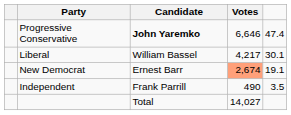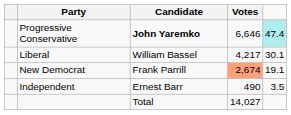(275, 33) no background -> (275, 33) paleturquoise background
(158, 70) Ernest Barr -> (159, 70) Frank Parrill
(159, 86) Frank Parrill -> (158, 86) Ernest Barr
